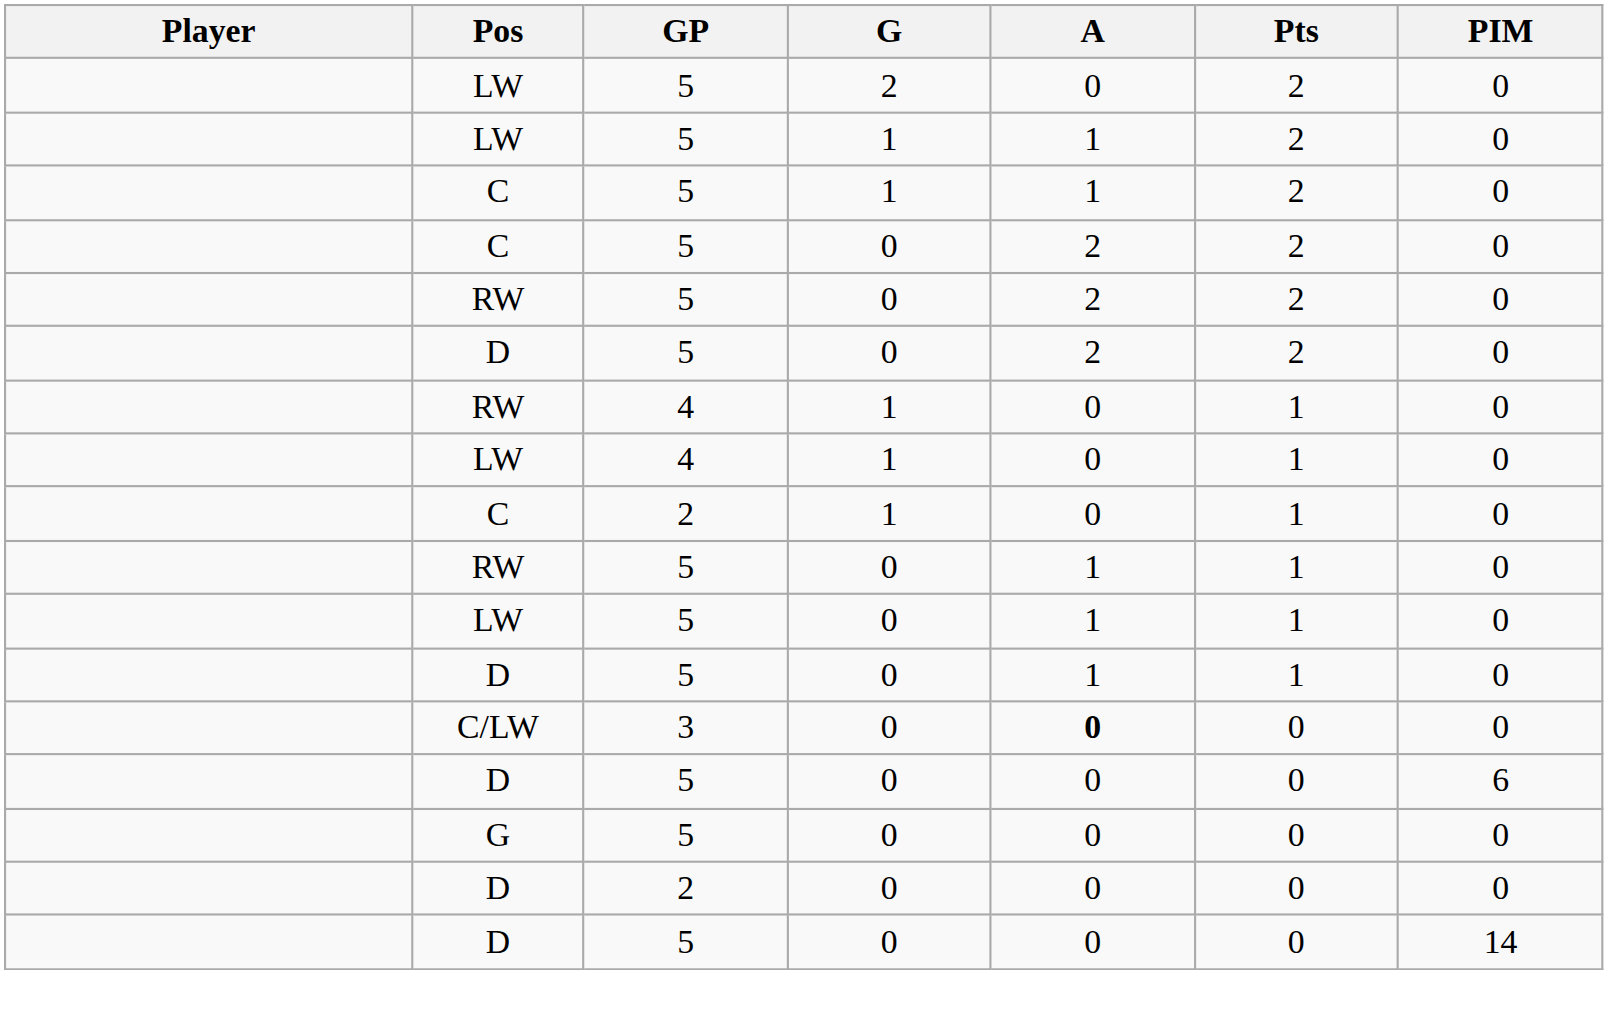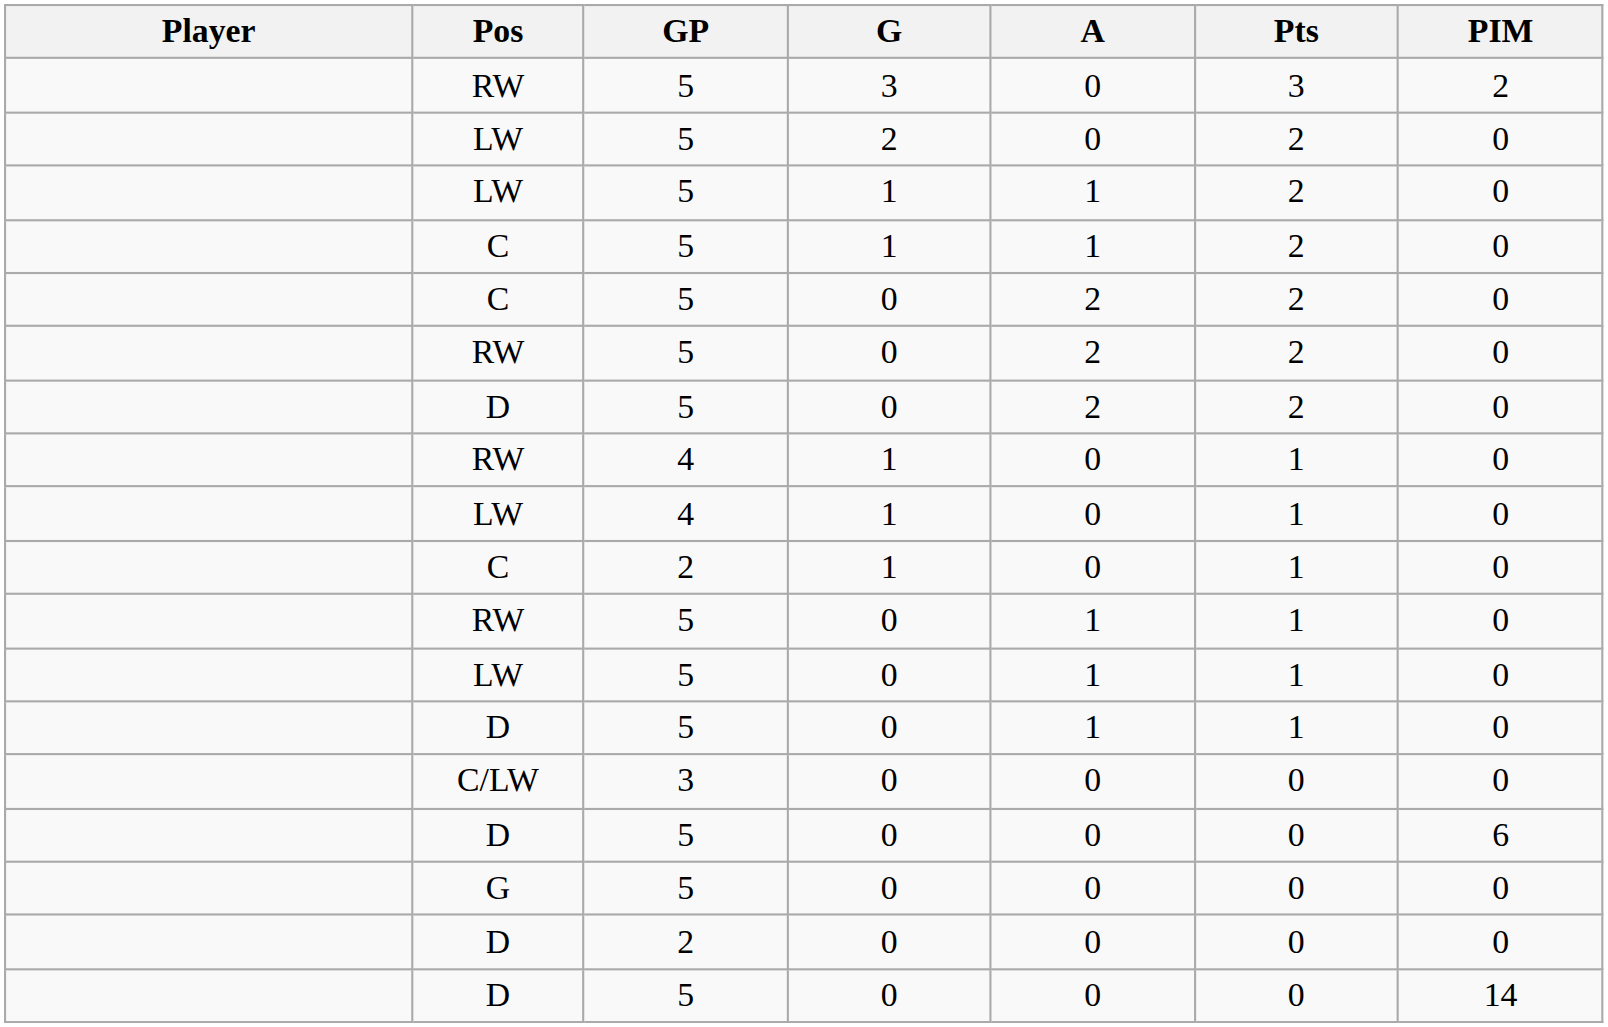+ row: (498, 84)
(1093, 727) bold -> (1093, 780) normal
